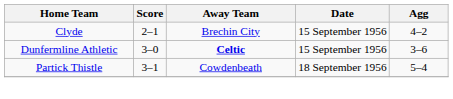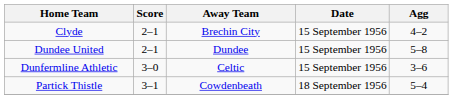+ row: (69, 49)
(231, 49) bold -> (231, 67) normal
